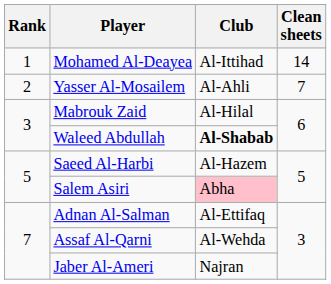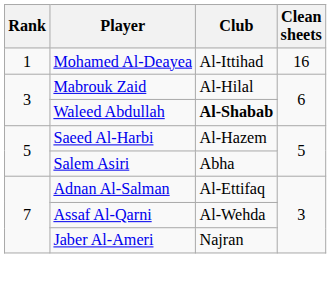(301, 61) 14 -> (301, 61) 16
- row: (119, 86)
(217, 189) pink background -> (217, 163) no background
